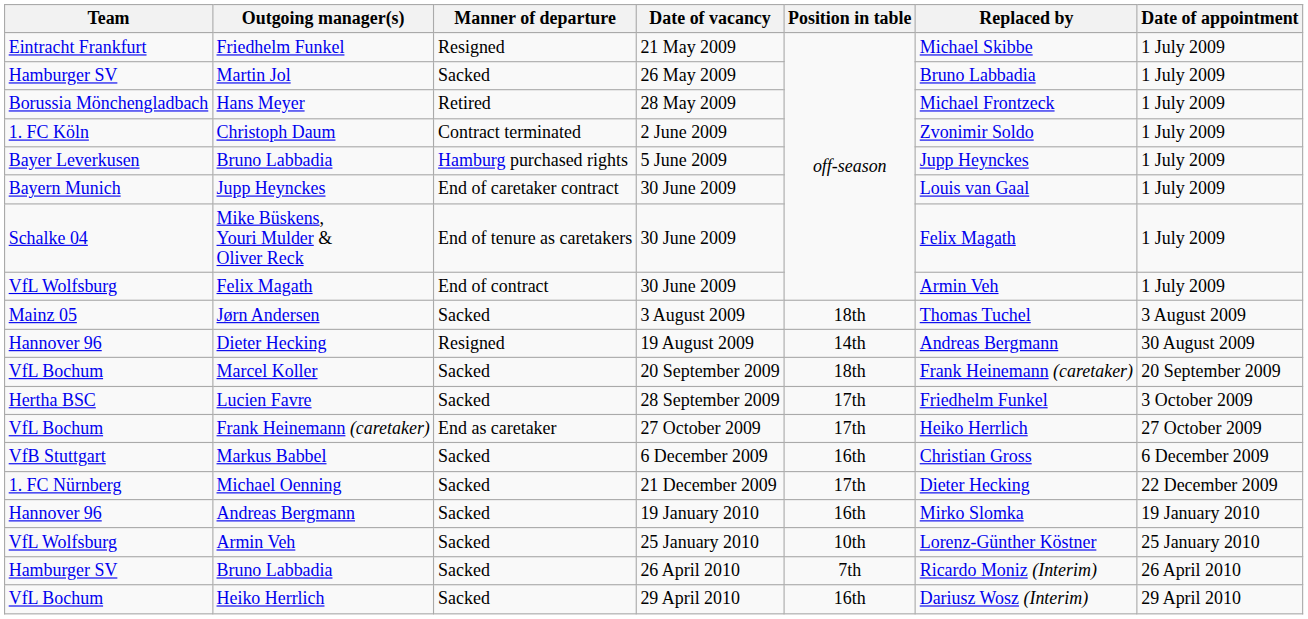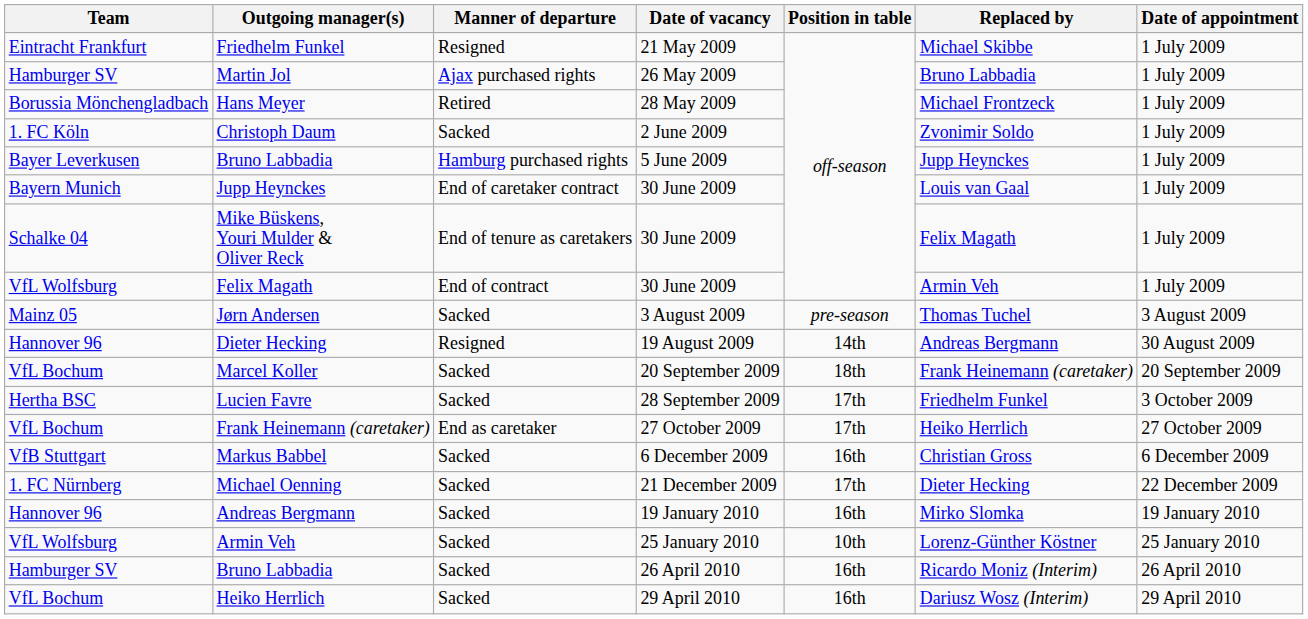(464, 75) Sacked -> (517, 75) Ajax purchased rights
(509, 132) Contract terminated -> (464, 132) Sacked
(850, 314) 18th -> (850, 314) pre-season
(850, 570) 7th -> (850, 570) 16th
